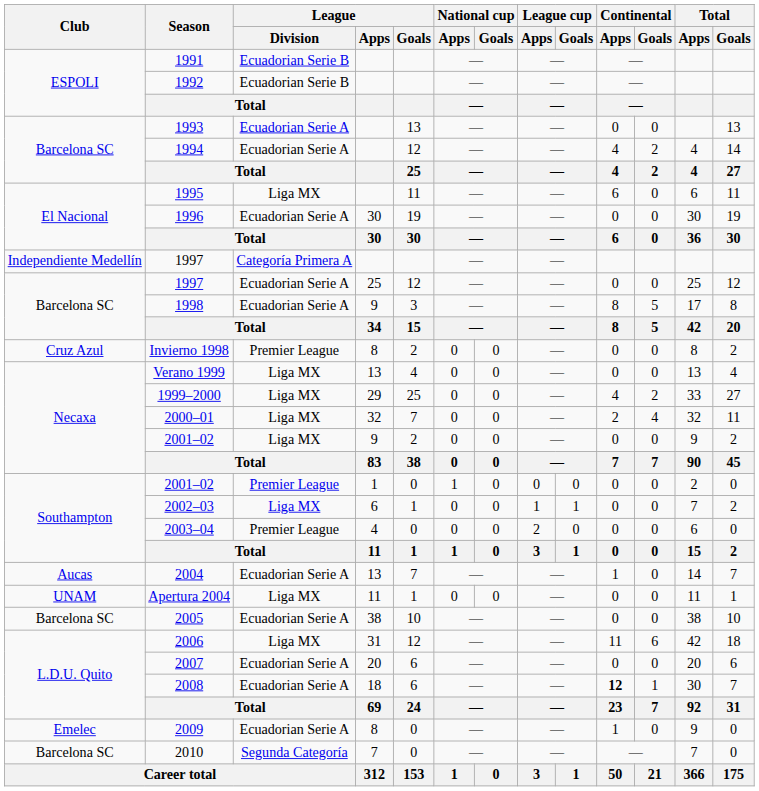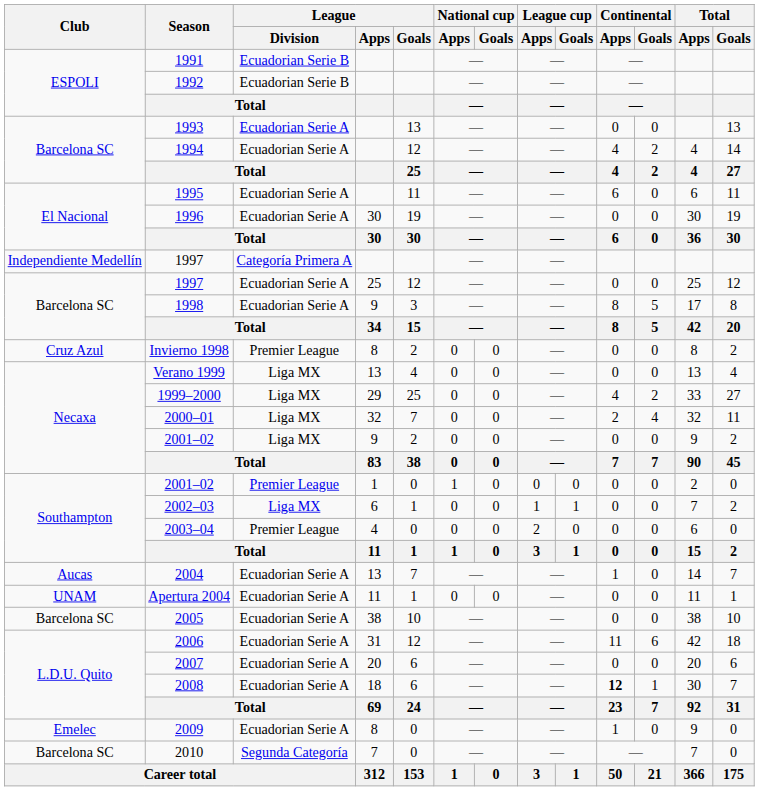(294, 194) Liga MX -> (294, 194) Ecuadorian Serie A
(294, 596) Liga MX -> (294, 596) Ecuadorian Serie A
(294, 640) Liga MX -> (294, 640) Ecuadorian Serie A
